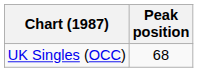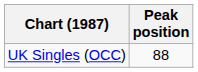(161, 55) 68 -> (161, 55) 88
